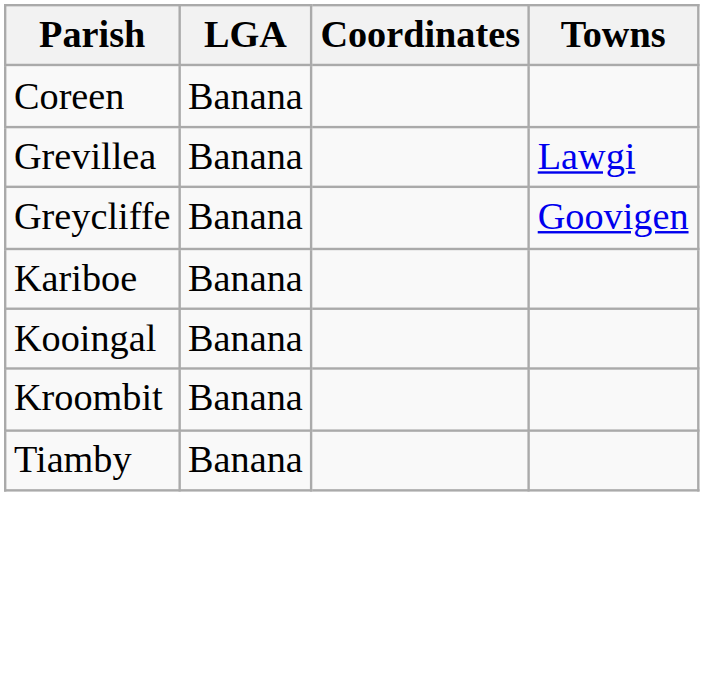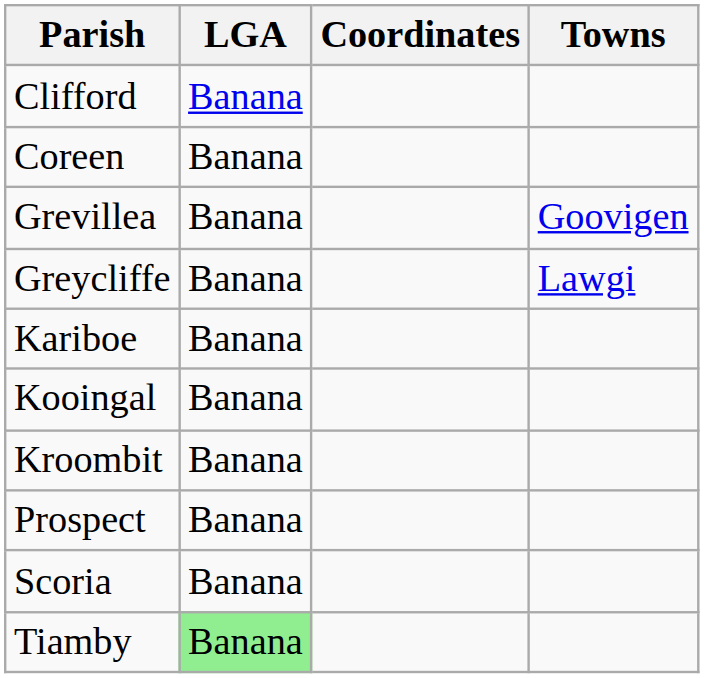+ row: (75, 95)
(587, 156) Lawgi -> (613, 216) Goovigen
(613, 216) Goovigen -> (587, 277) Lawgi
+ row: (80, 519)
+ row: (63, 580)
(245, 459) no background -> (245, 641) lightgreen background
